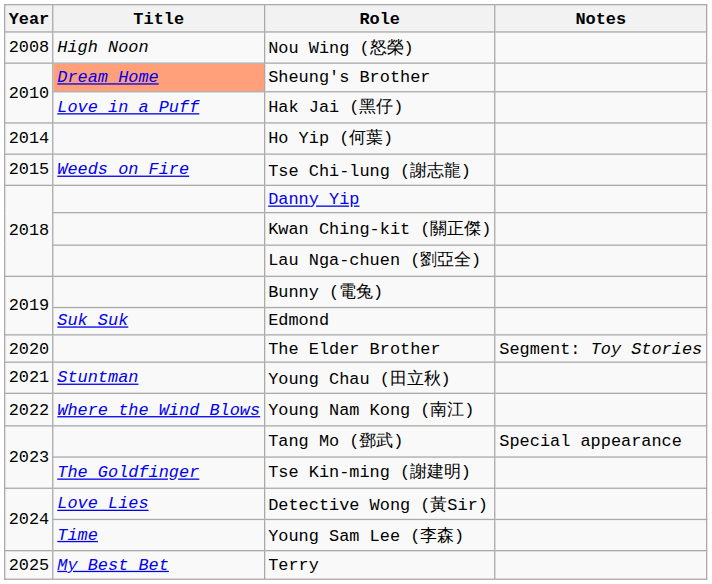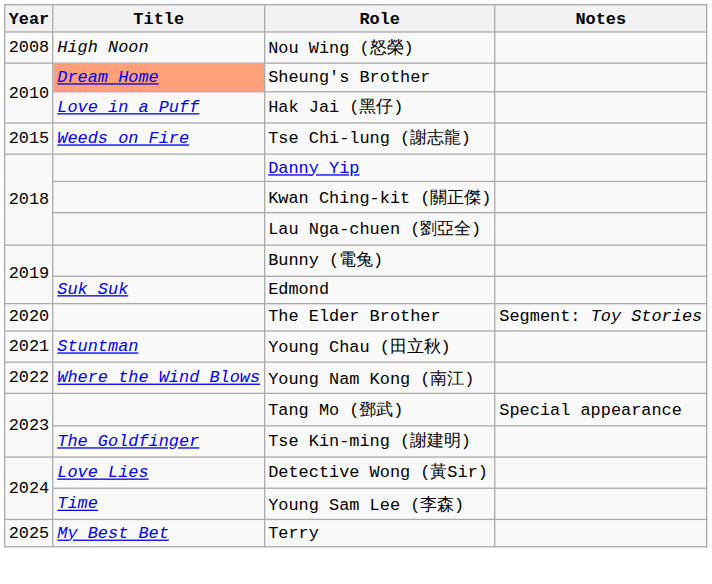- row: (331, 139)
